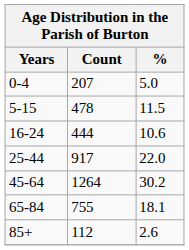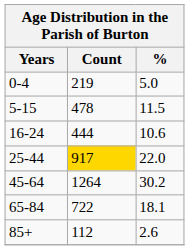(82, 84) 207 -> (82, 84) 219
(82, 158) no background -> (82, 158) gold background
(82, 207) 755 -> (82, 207) 722
